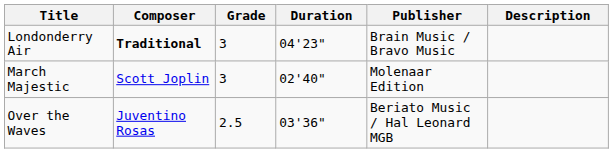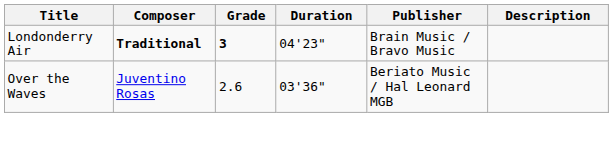(223, 43) normal -> (223, 43) bold
- row: (39, 79)
(231, 122) 2.5 -> (231, 87) 2.6
